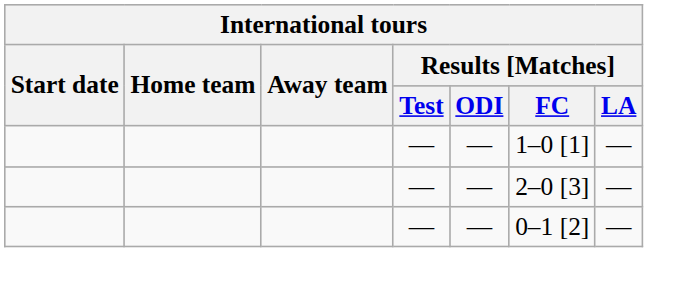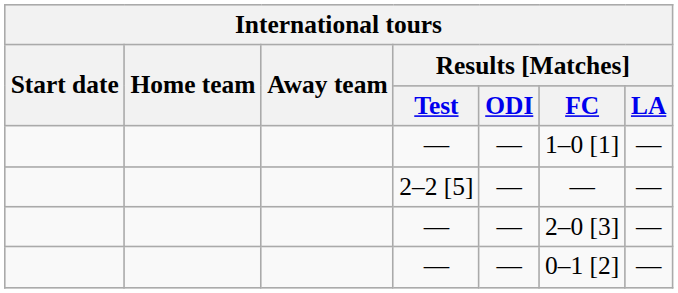+ row: (65, 186)
